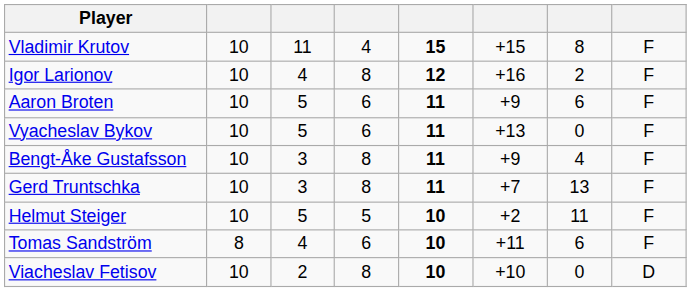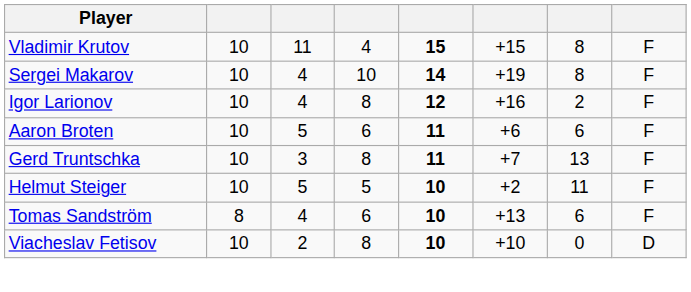+ row: (71, 74)
(510, 103) +9 -> (510, 131) +6
- row: (80, 131)
- row: (98, 159)
(510, 243) +11 -> (510, 215) +13
